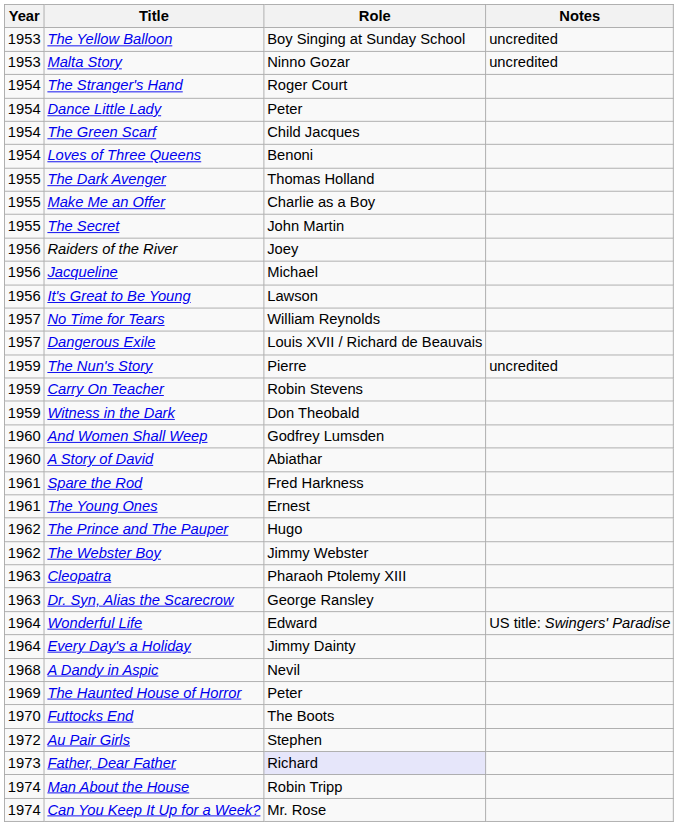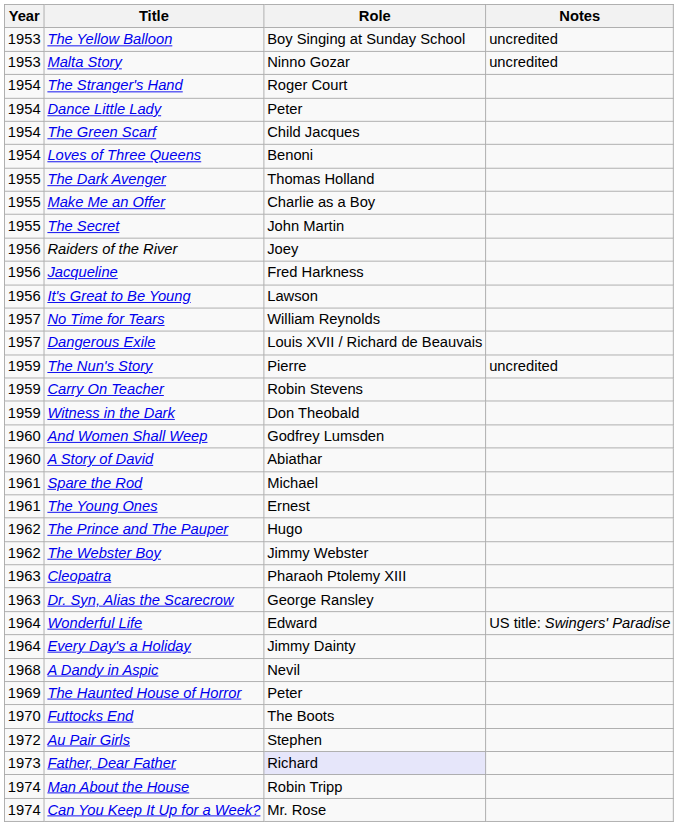(293, 272) Michael -> (315, 272) Fred Harkness
(315, 483) Fred Harkness -> (293, 483) Michael
